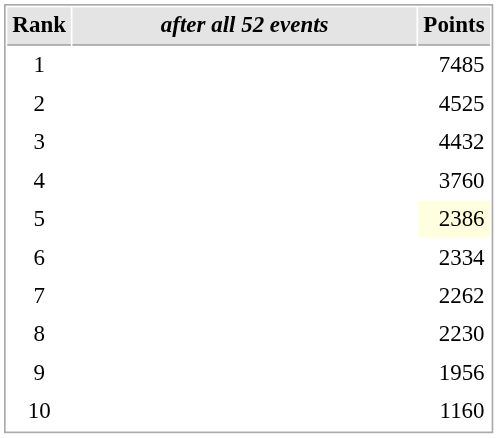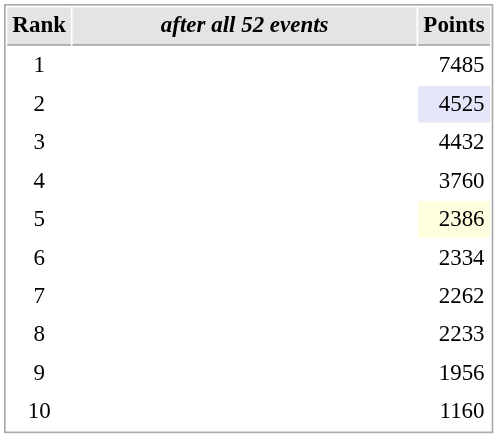(462, 103) no background -> (462, 103) lavender background
(462, 334) 2230 -> (462, 334) 2233
